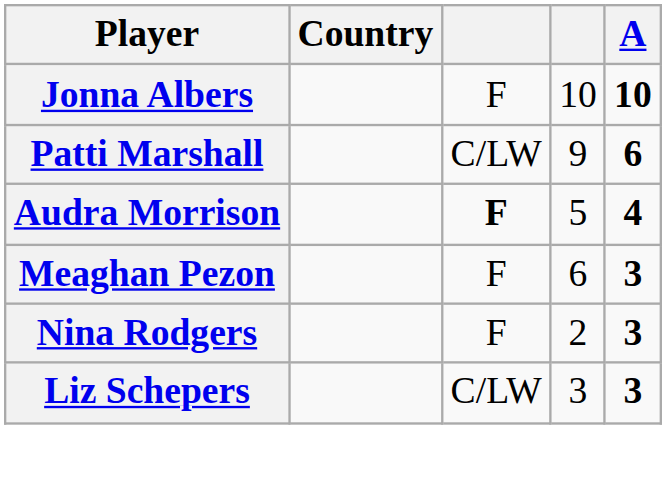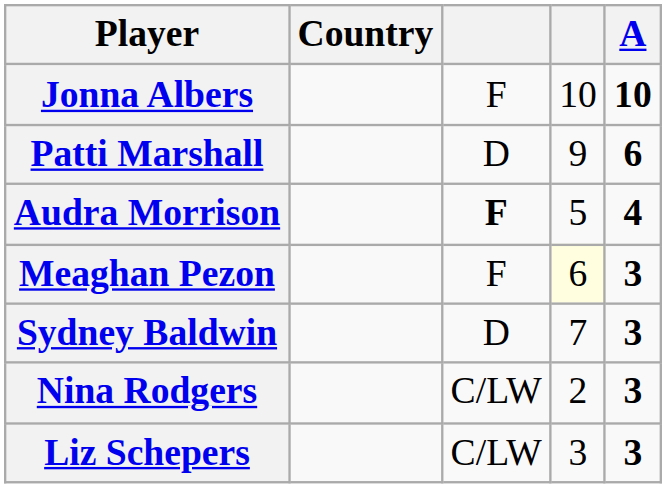(496, 153) C/LW -> (496, 153) D
(578, 272) no background -> (578, 272) lightyellow background
+ row: (147, 332)
(496, 332) F -> (496, 392) C/LW
